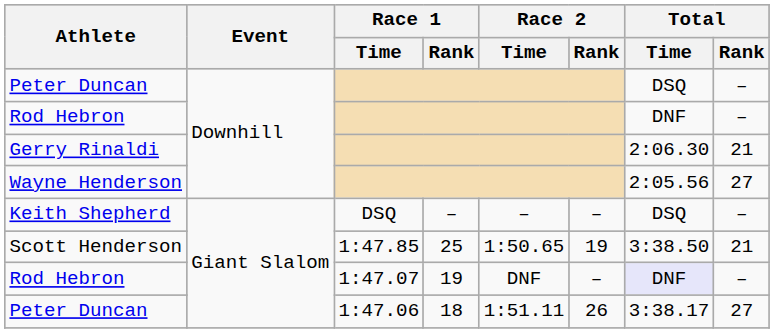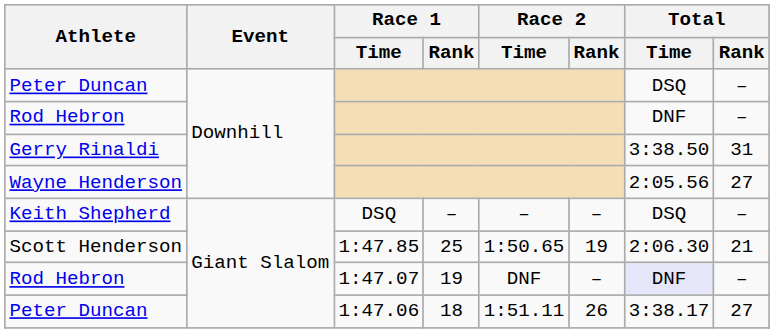(669, 150) 2:06.30 -> (669, 150) 3:38.50
(742, 150) 21 -> (742, 150) 31
(669, 246) 3:38.50 -> (669, 246) 2:06.30
